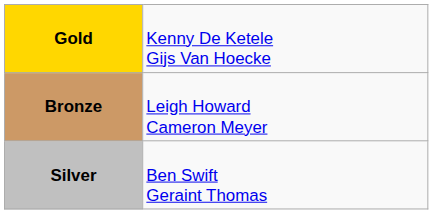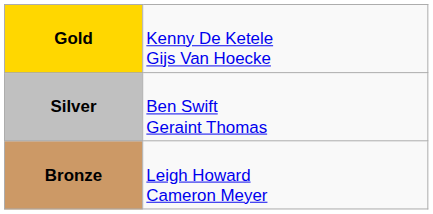rows swapped: (73, 174) <-> (73, 106)
